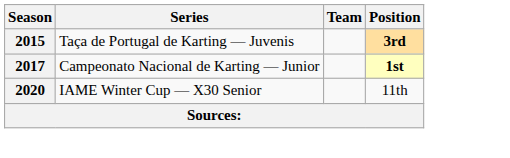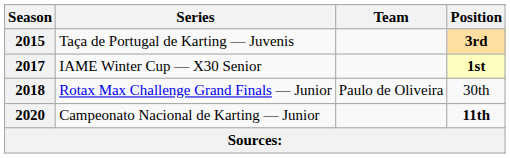(189, 65) Campeonato Nacional de Karting — Junior -> (160, 65) IAME Winter Cup — X30 Senior
+ row: (30, 90)
(160, 90) IAME Winter Cup — X30 Senior -> (189, 115) Campeonato Nacional de Karting — Junior
(395, 90) normal -> (476, 115) bold
